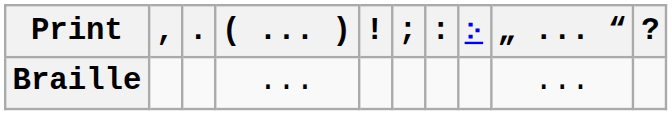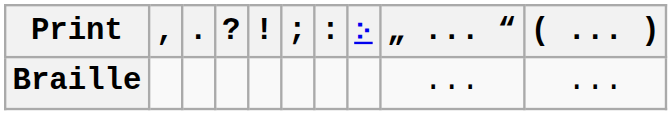columns swapped: (650, 30) <-> (286, 30)
